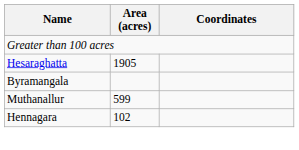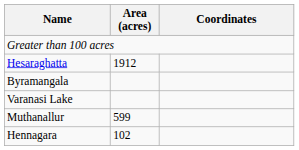(125, 63) 1905 -> (125, 63) 1912
+ row: (40, 99)
